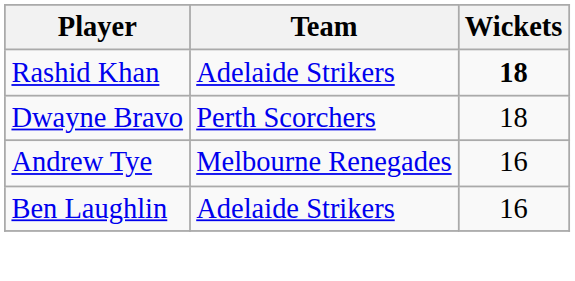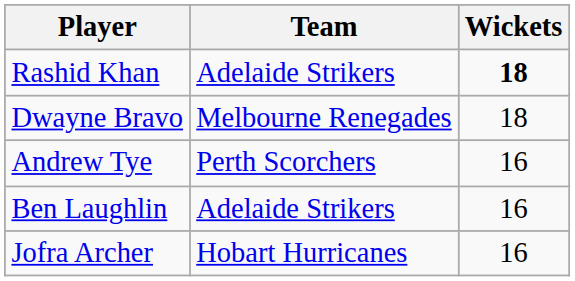(286, 117) Perth Scorchers -> (324, 117) Melbourne Renegades
(324, 162) Melbourne Renegades -> (286, 162) Perth Scorchers
+ row: (82, 252)
